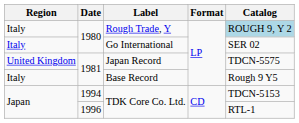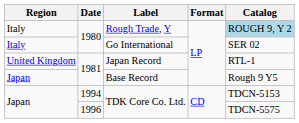(254, 61) TDCN-5575 -> (242, 61) RTL-1
(16, 77) Italy -> (18, 77) Japan
(242, 110) RTL-1 -> (254, 110) TDCN-5575
